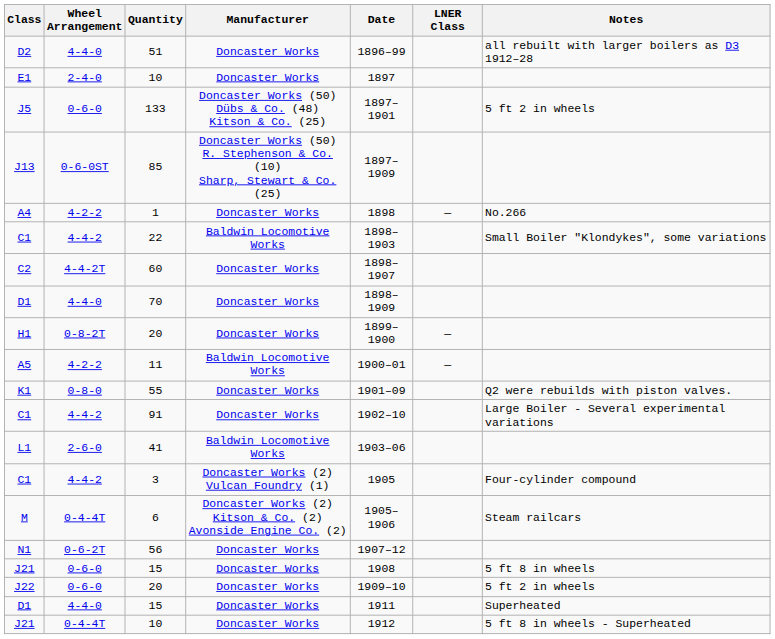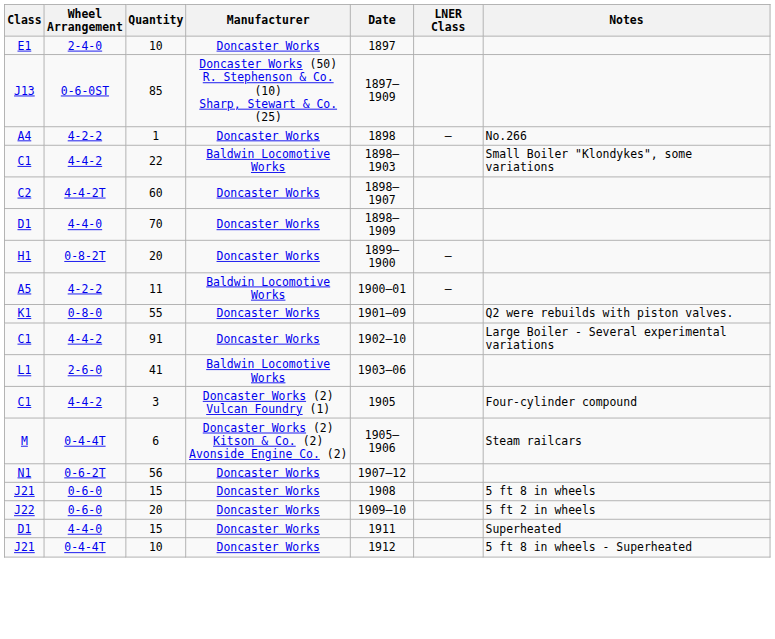- row: (24, 52)
- row: (24, 109)
